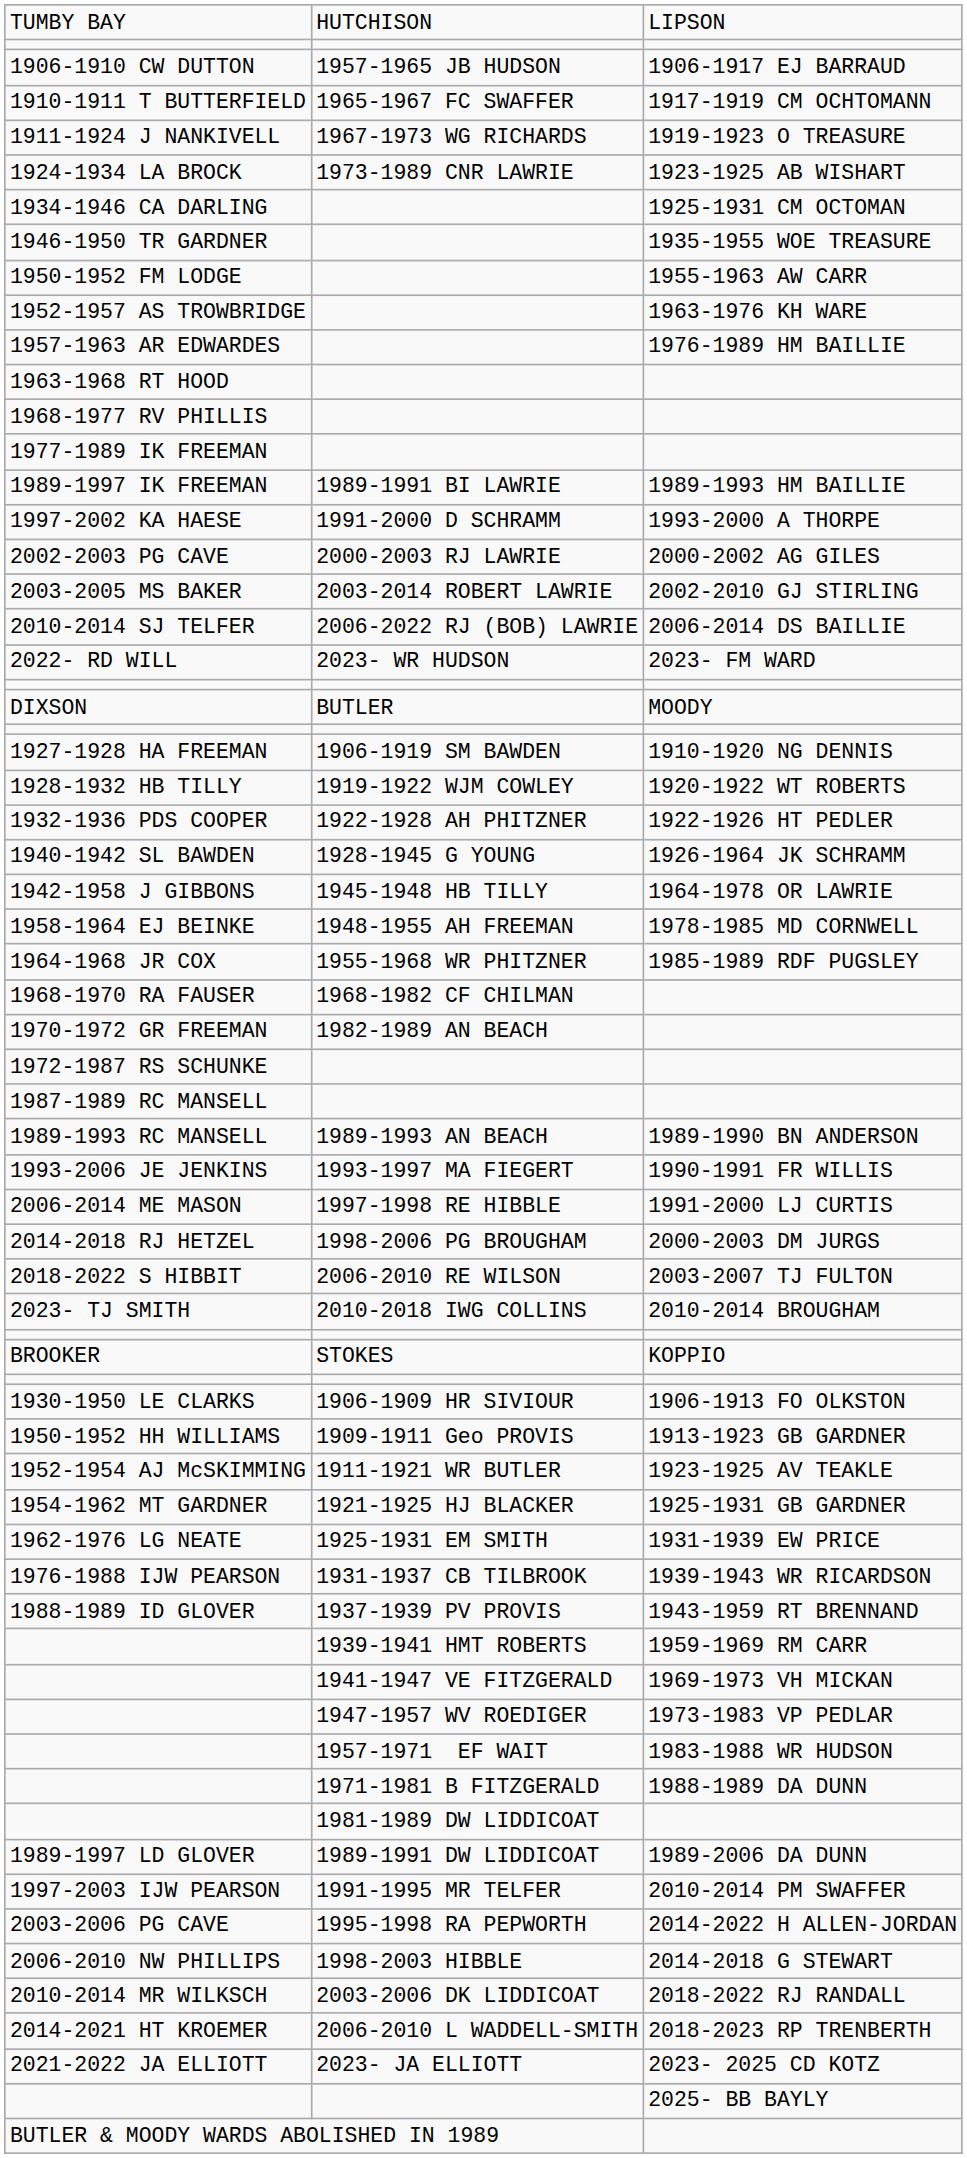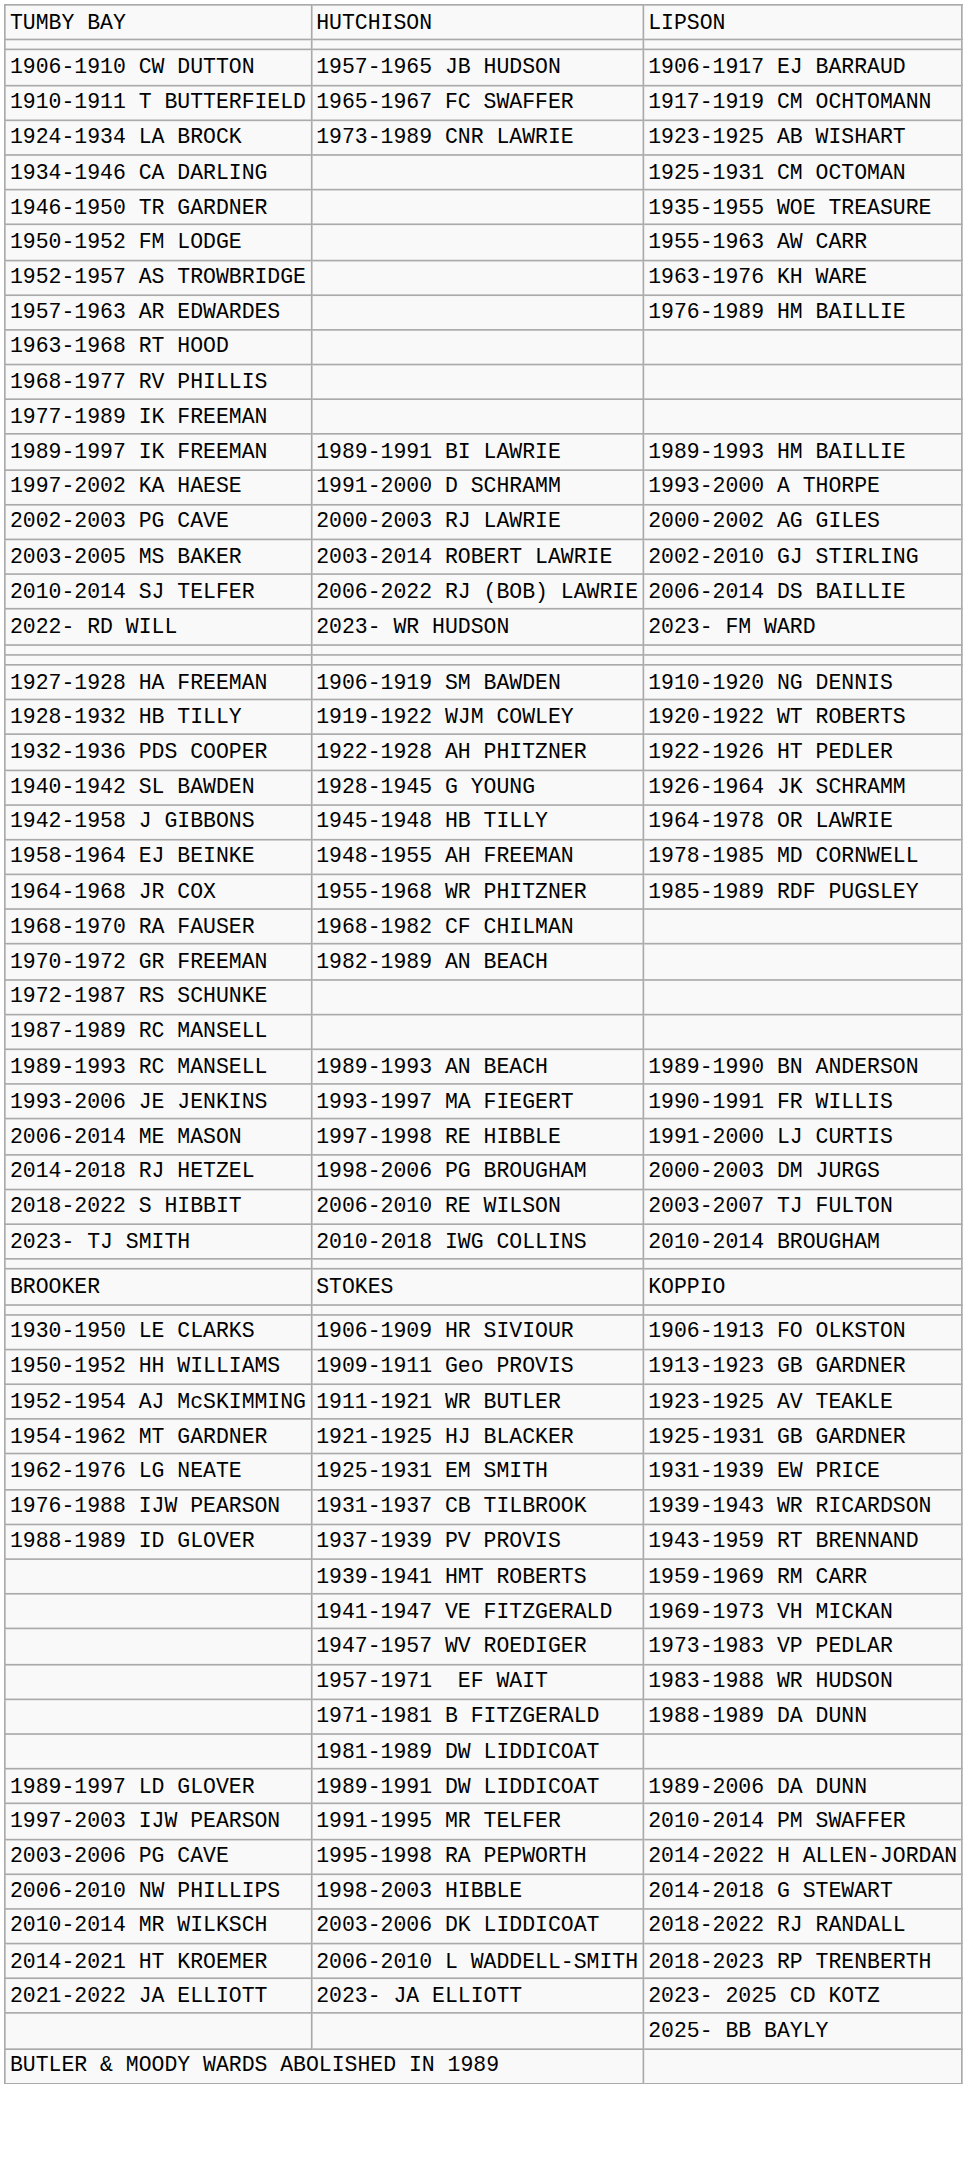- row: (145, 137)
- row: (49, 707)
